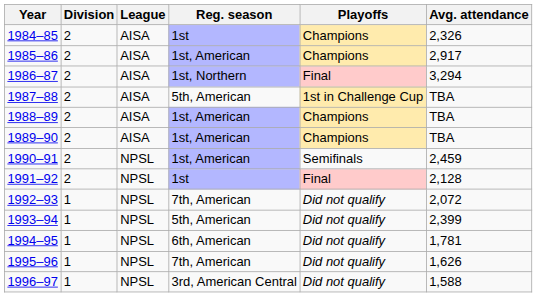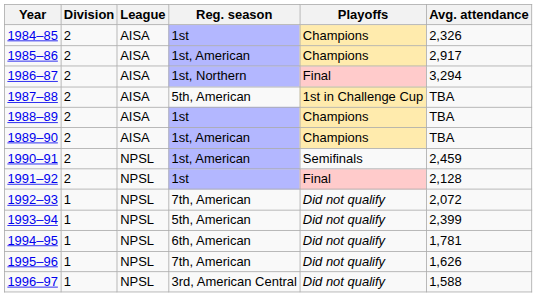(211, 117) 1st, American -> (180, 117) 1st
